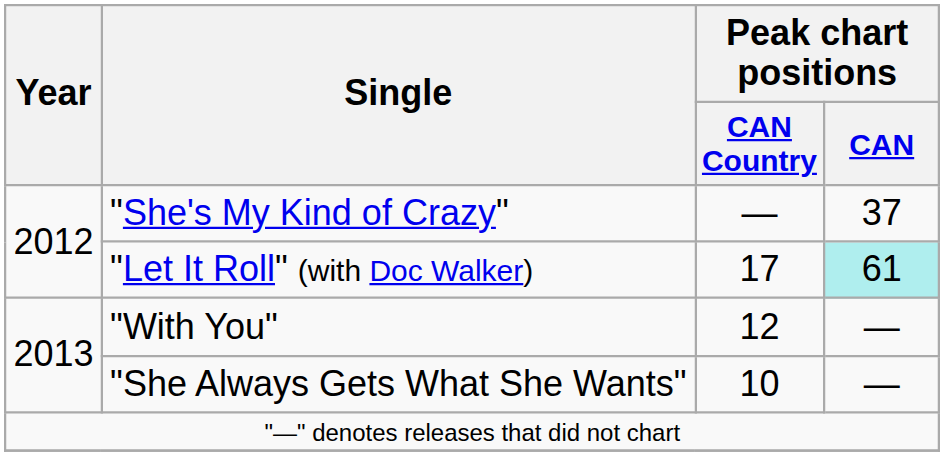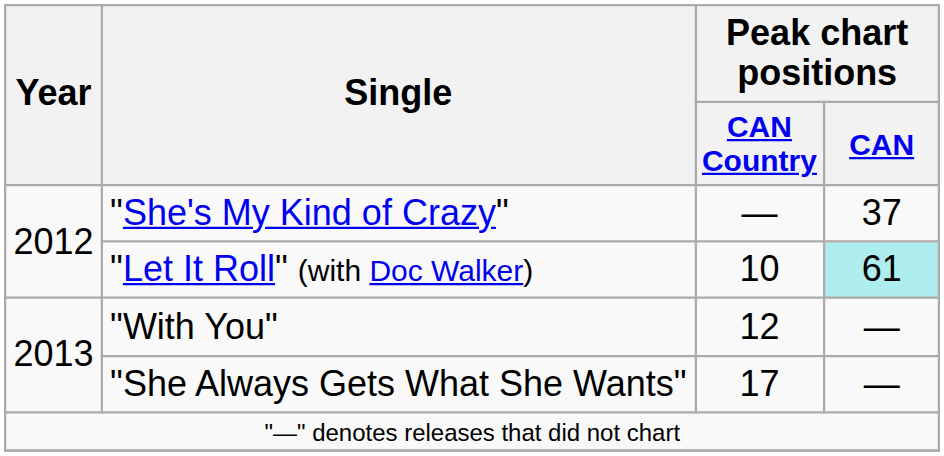(759, 269) 17 -> (759, 269) 10
(759, 383) 10 -> (759, 383) 17
